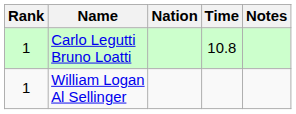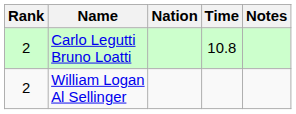(26, 48) 1 -> (26, 48) 2
(26, 88) 1 -> (26, 88) 2
